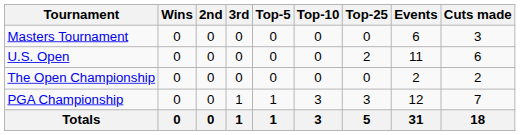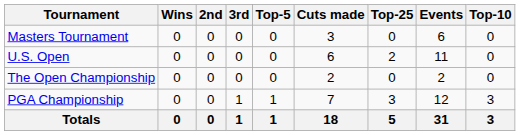columns swapped: (318, 15) <-> (478, 15)
